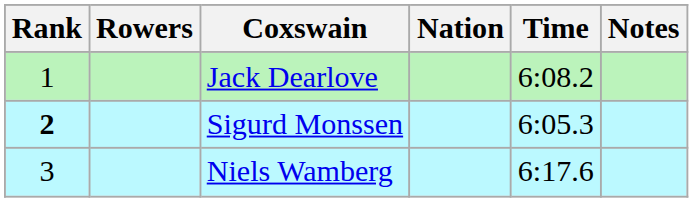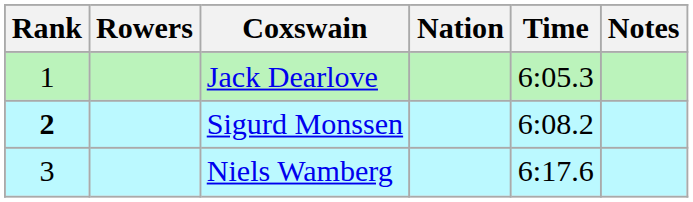(556, 76) 6:08.2 -> (556, 76) 6:05.3
(556, 123) 6:05.3 -> (556, 123) 6:08.2
